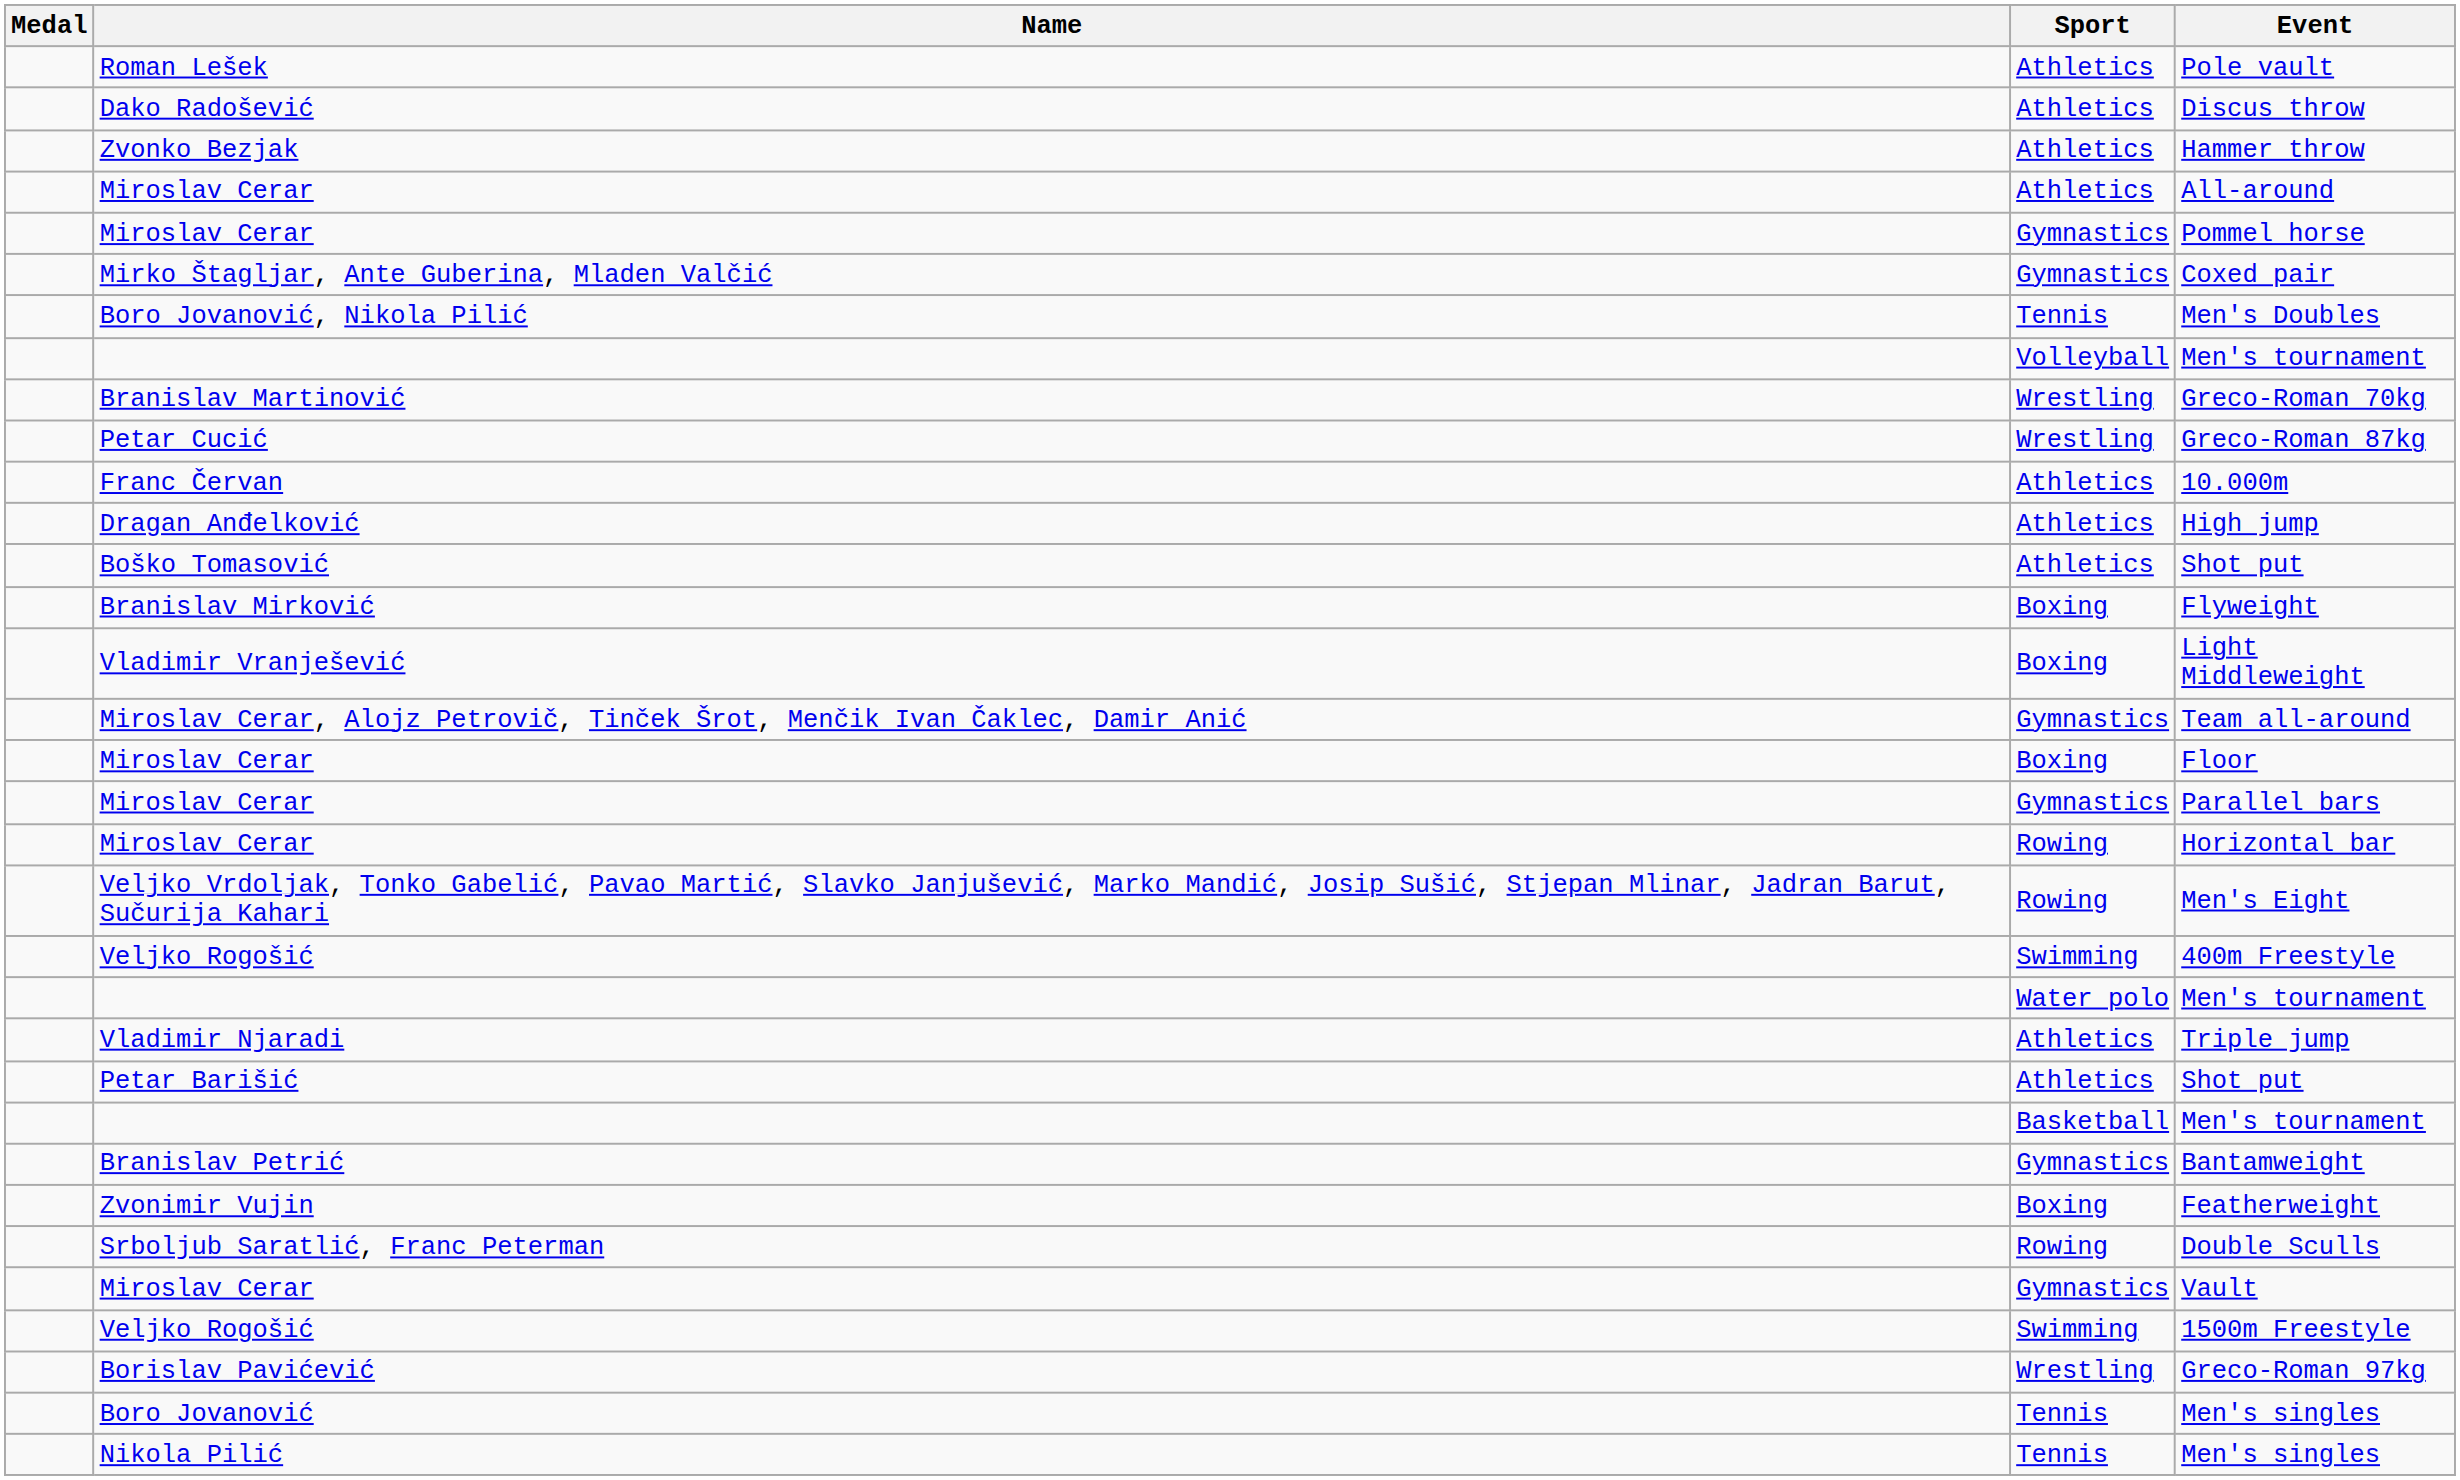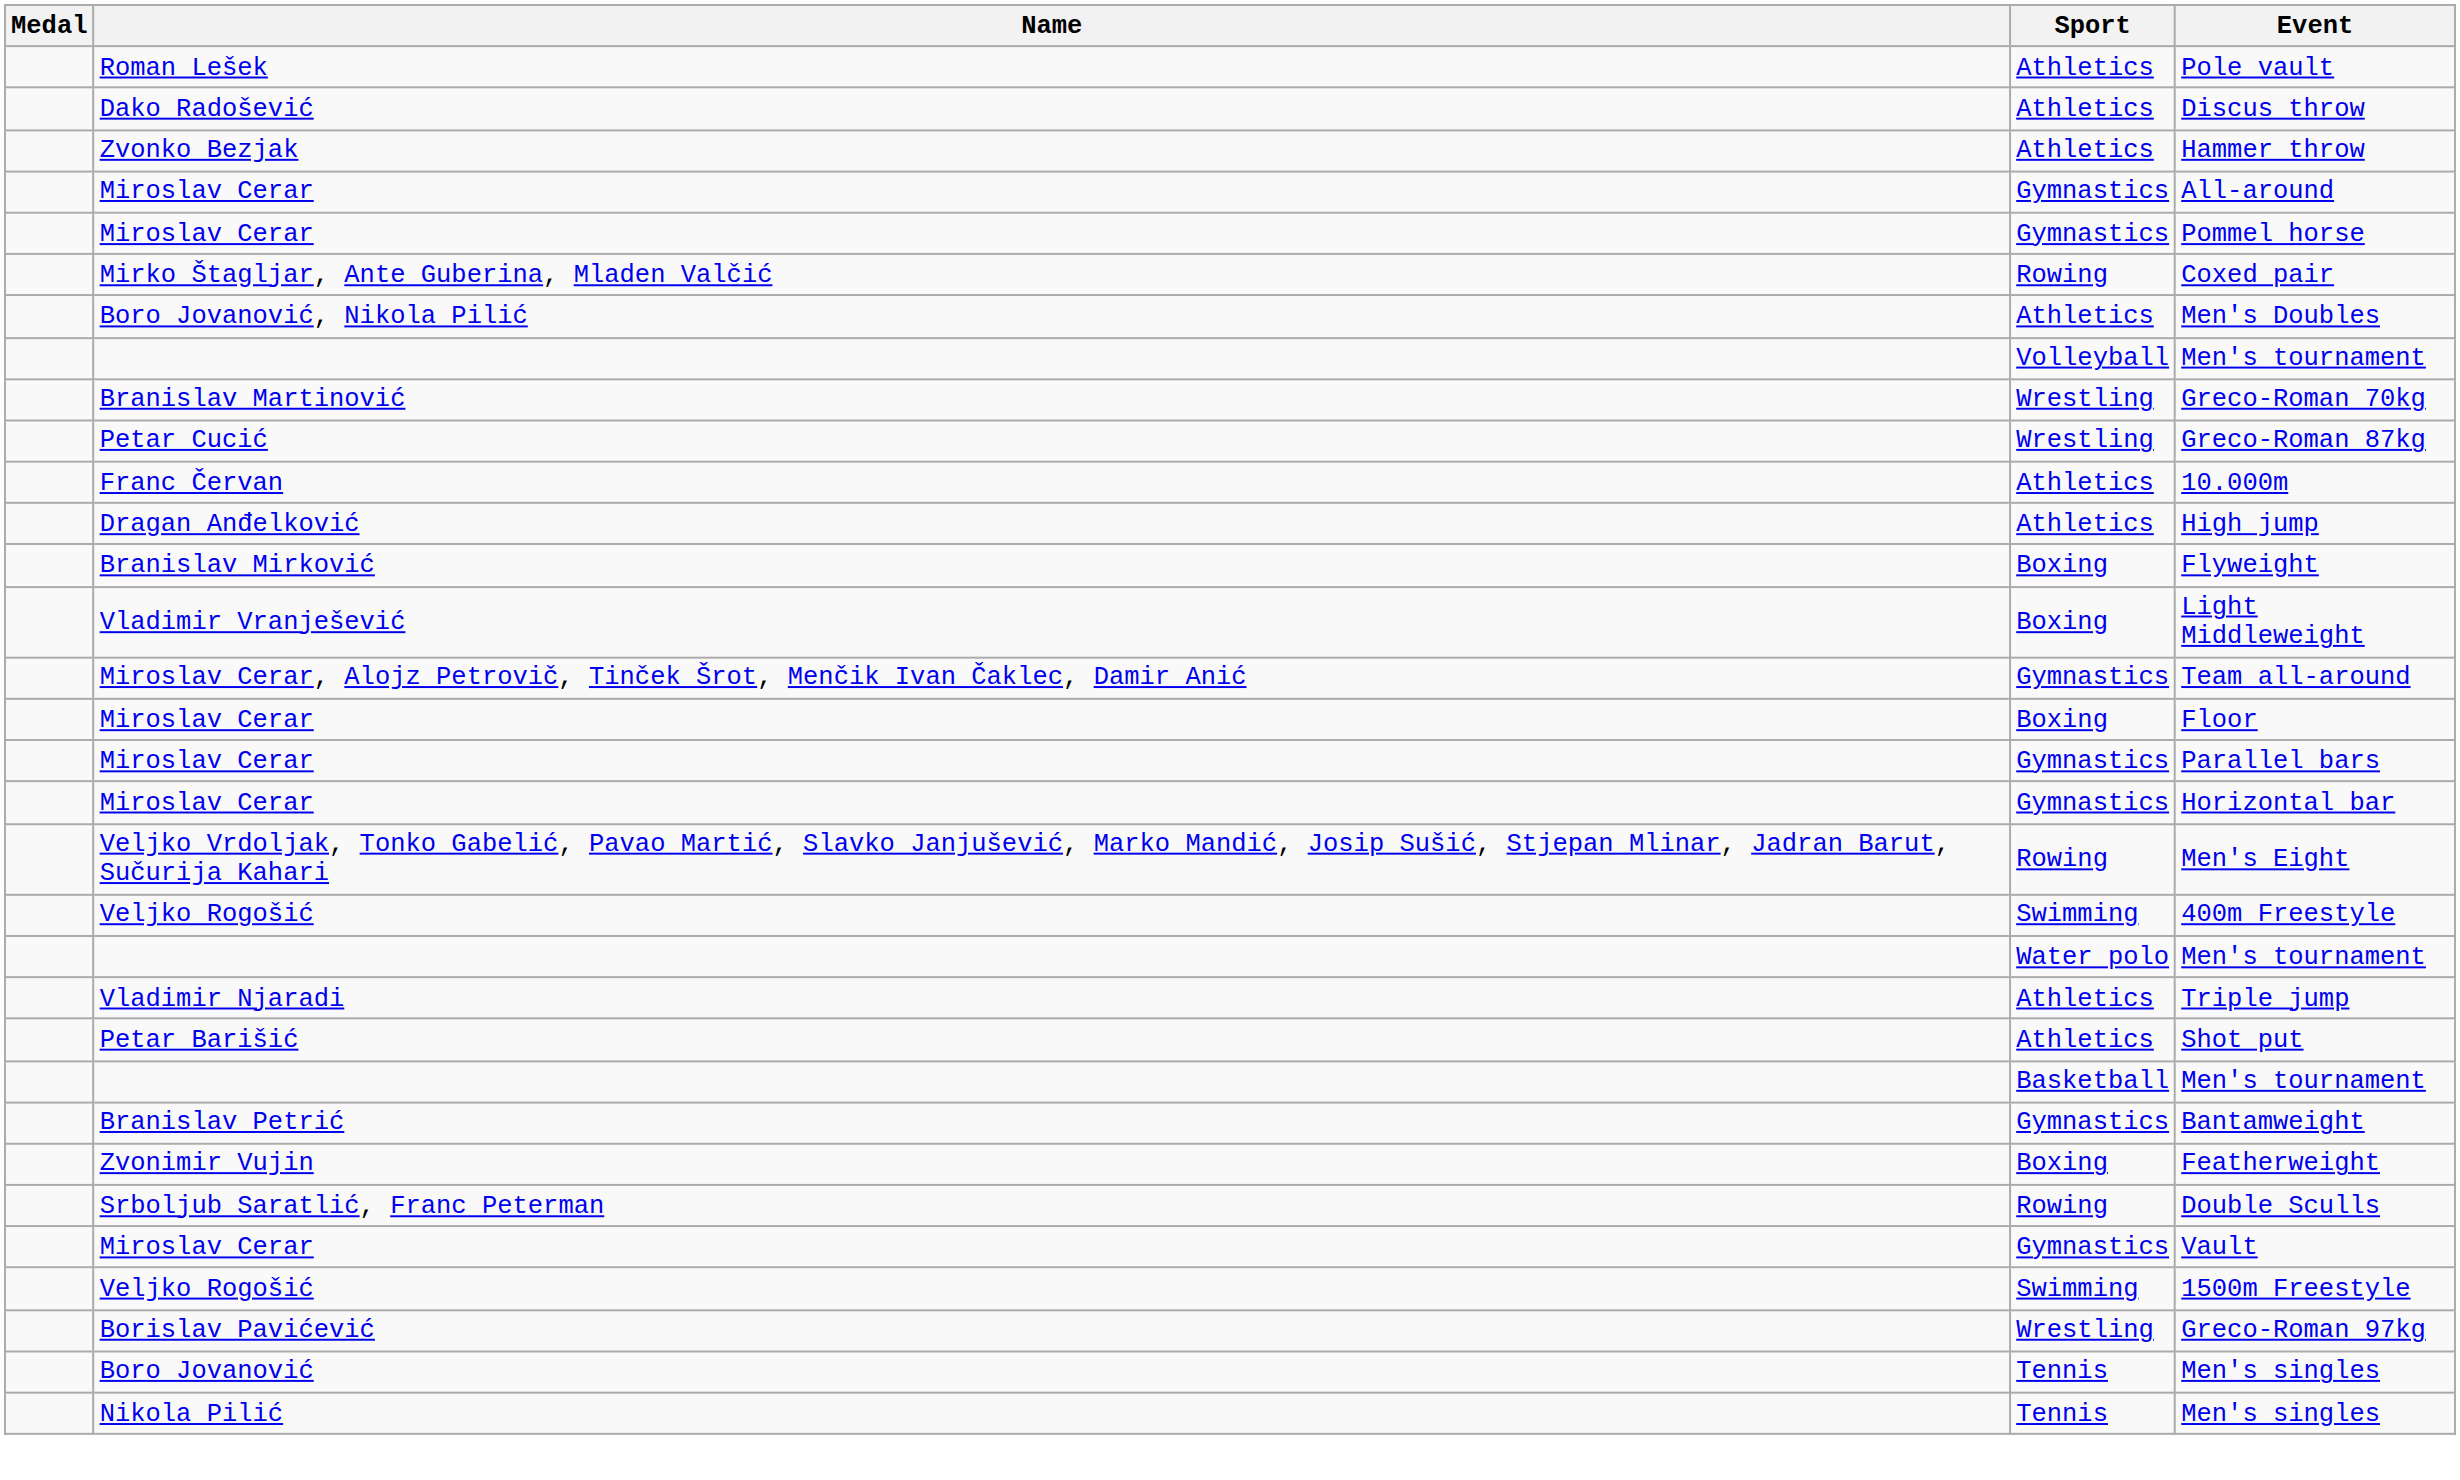(2085, 192) Athletics -> (2093, 192) Gymnastics
(2093, 275) Gymnastics -> (2062, 275) Rowing
(2062, 316) Tennis -> (2085, 316) Athletics
- row: (214, 566)
(2062, 844) Rowing -> (2093, 803) Gymnastics
